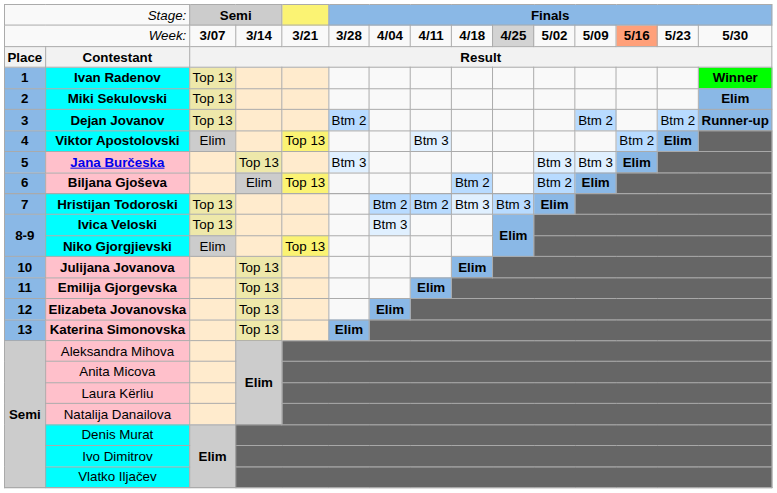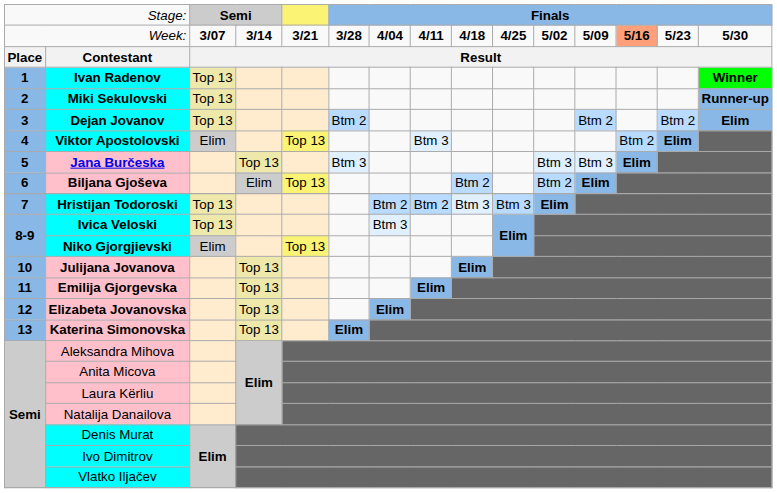(513, 36) lightgrey background -> (513, 36) no background
(735, 99) Elim -> (735, 99) Runner-up
(735, 120) Runner-up -> (735, 120) Elim
